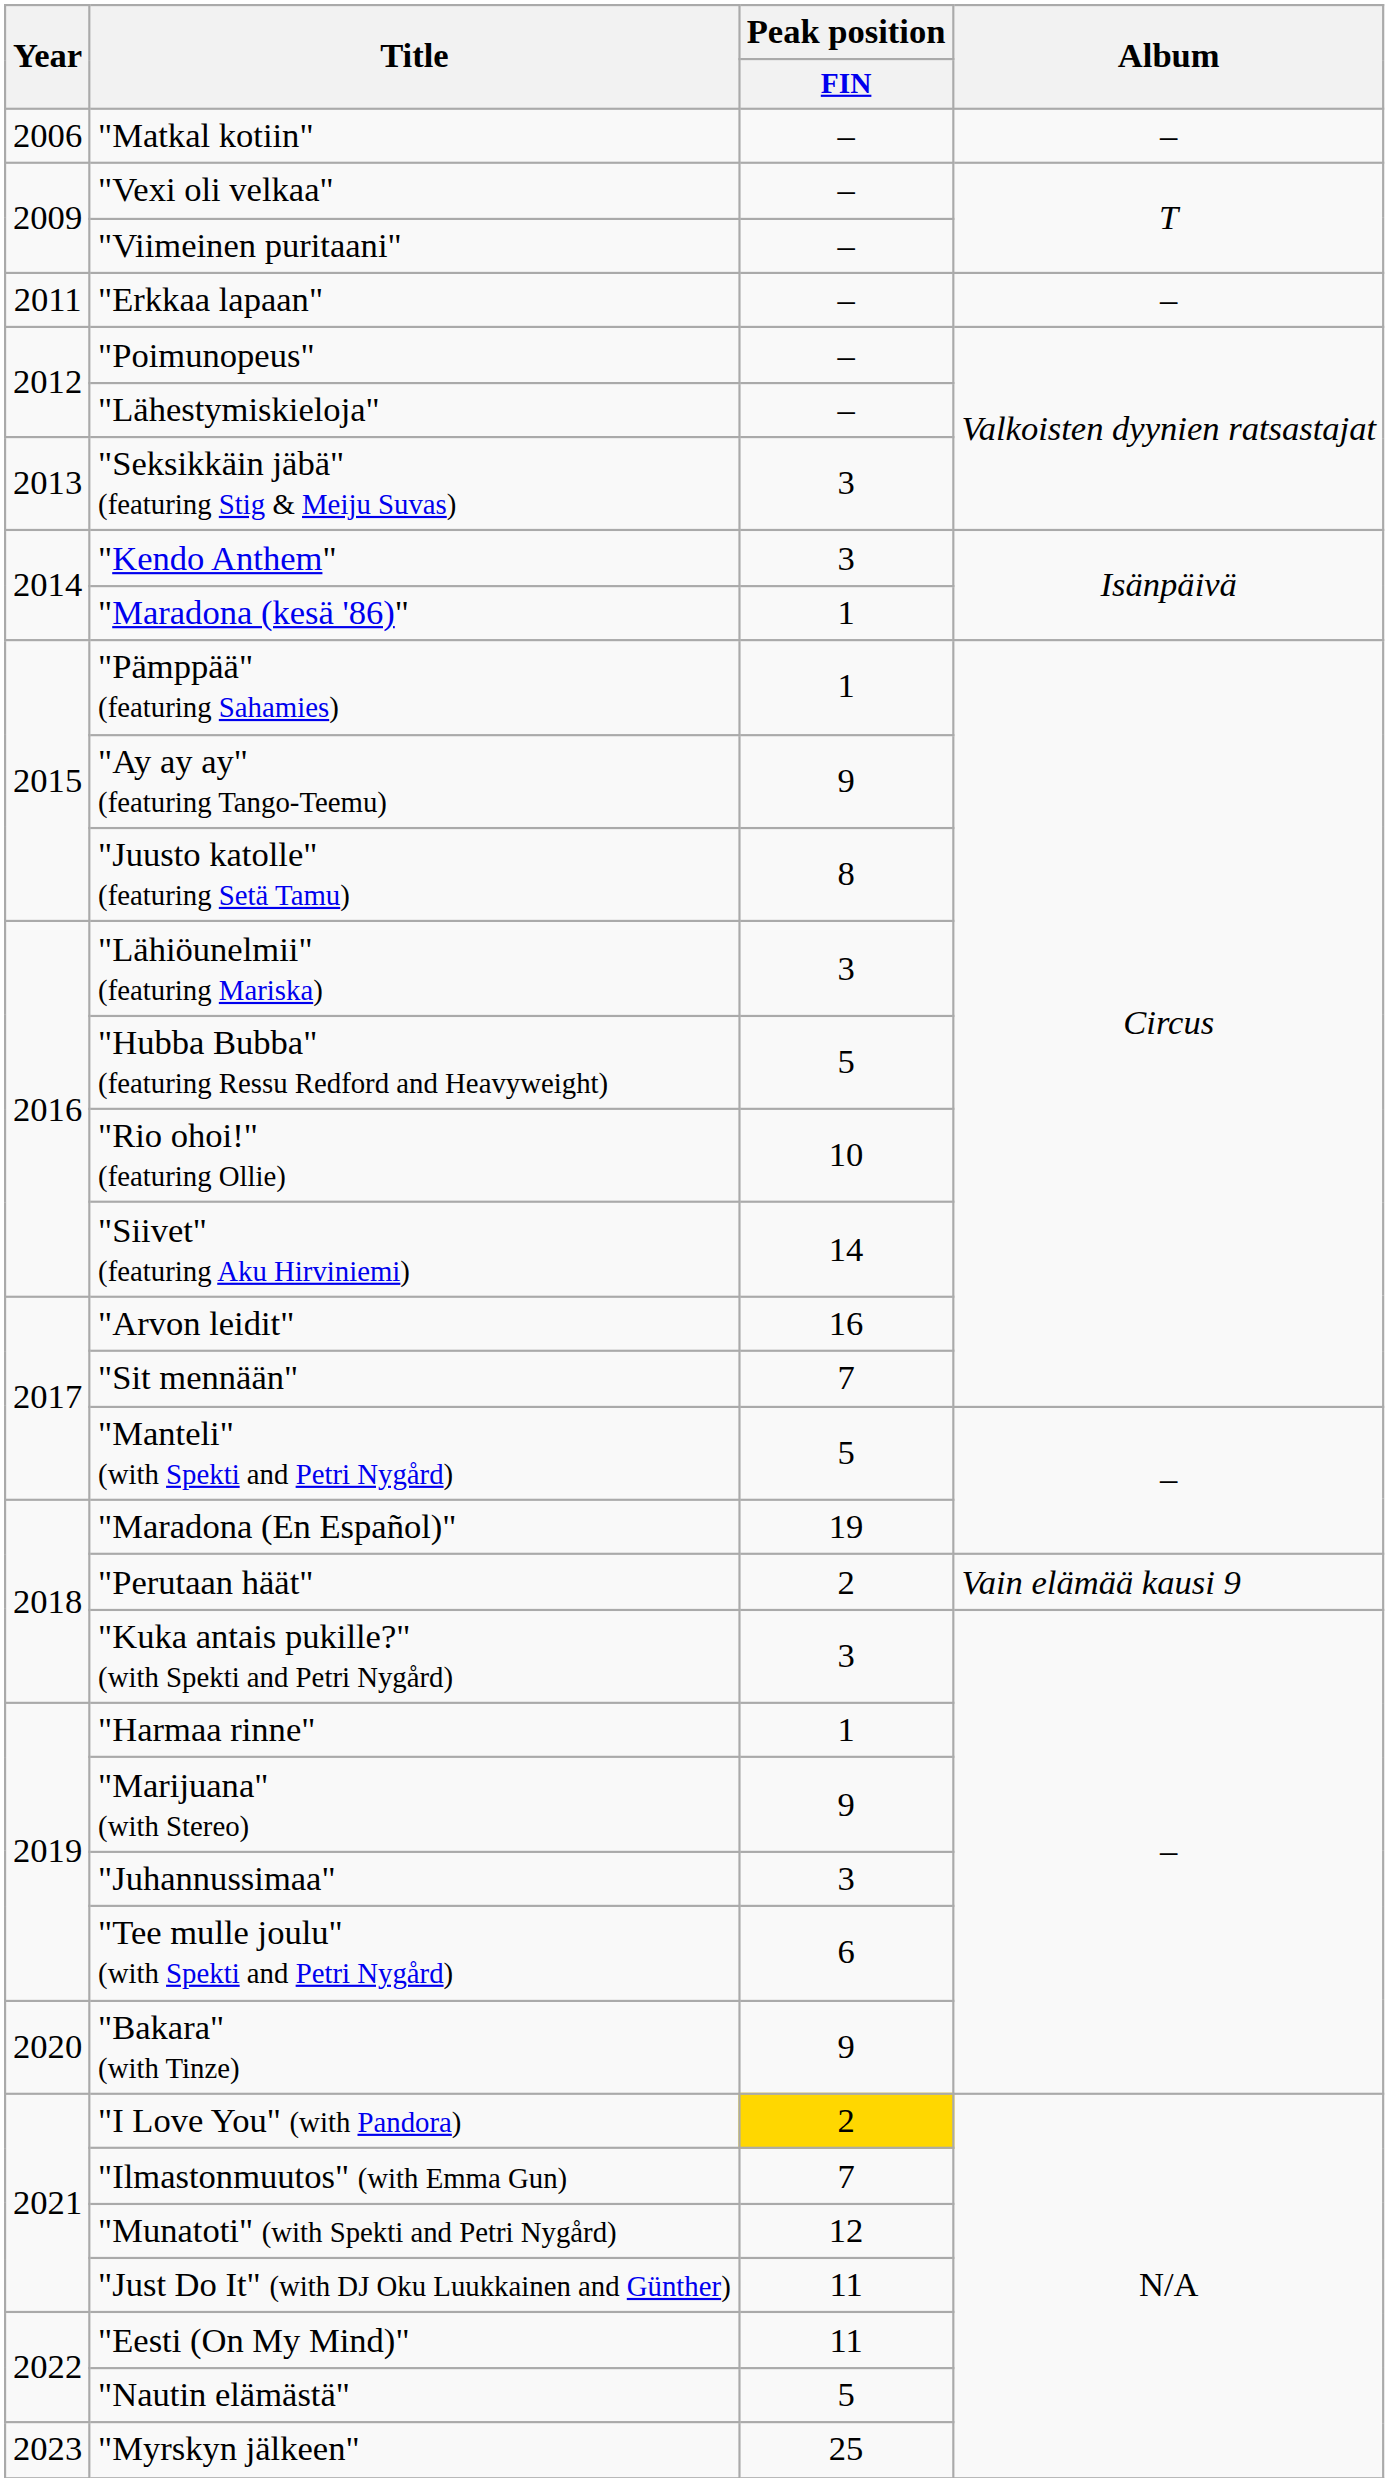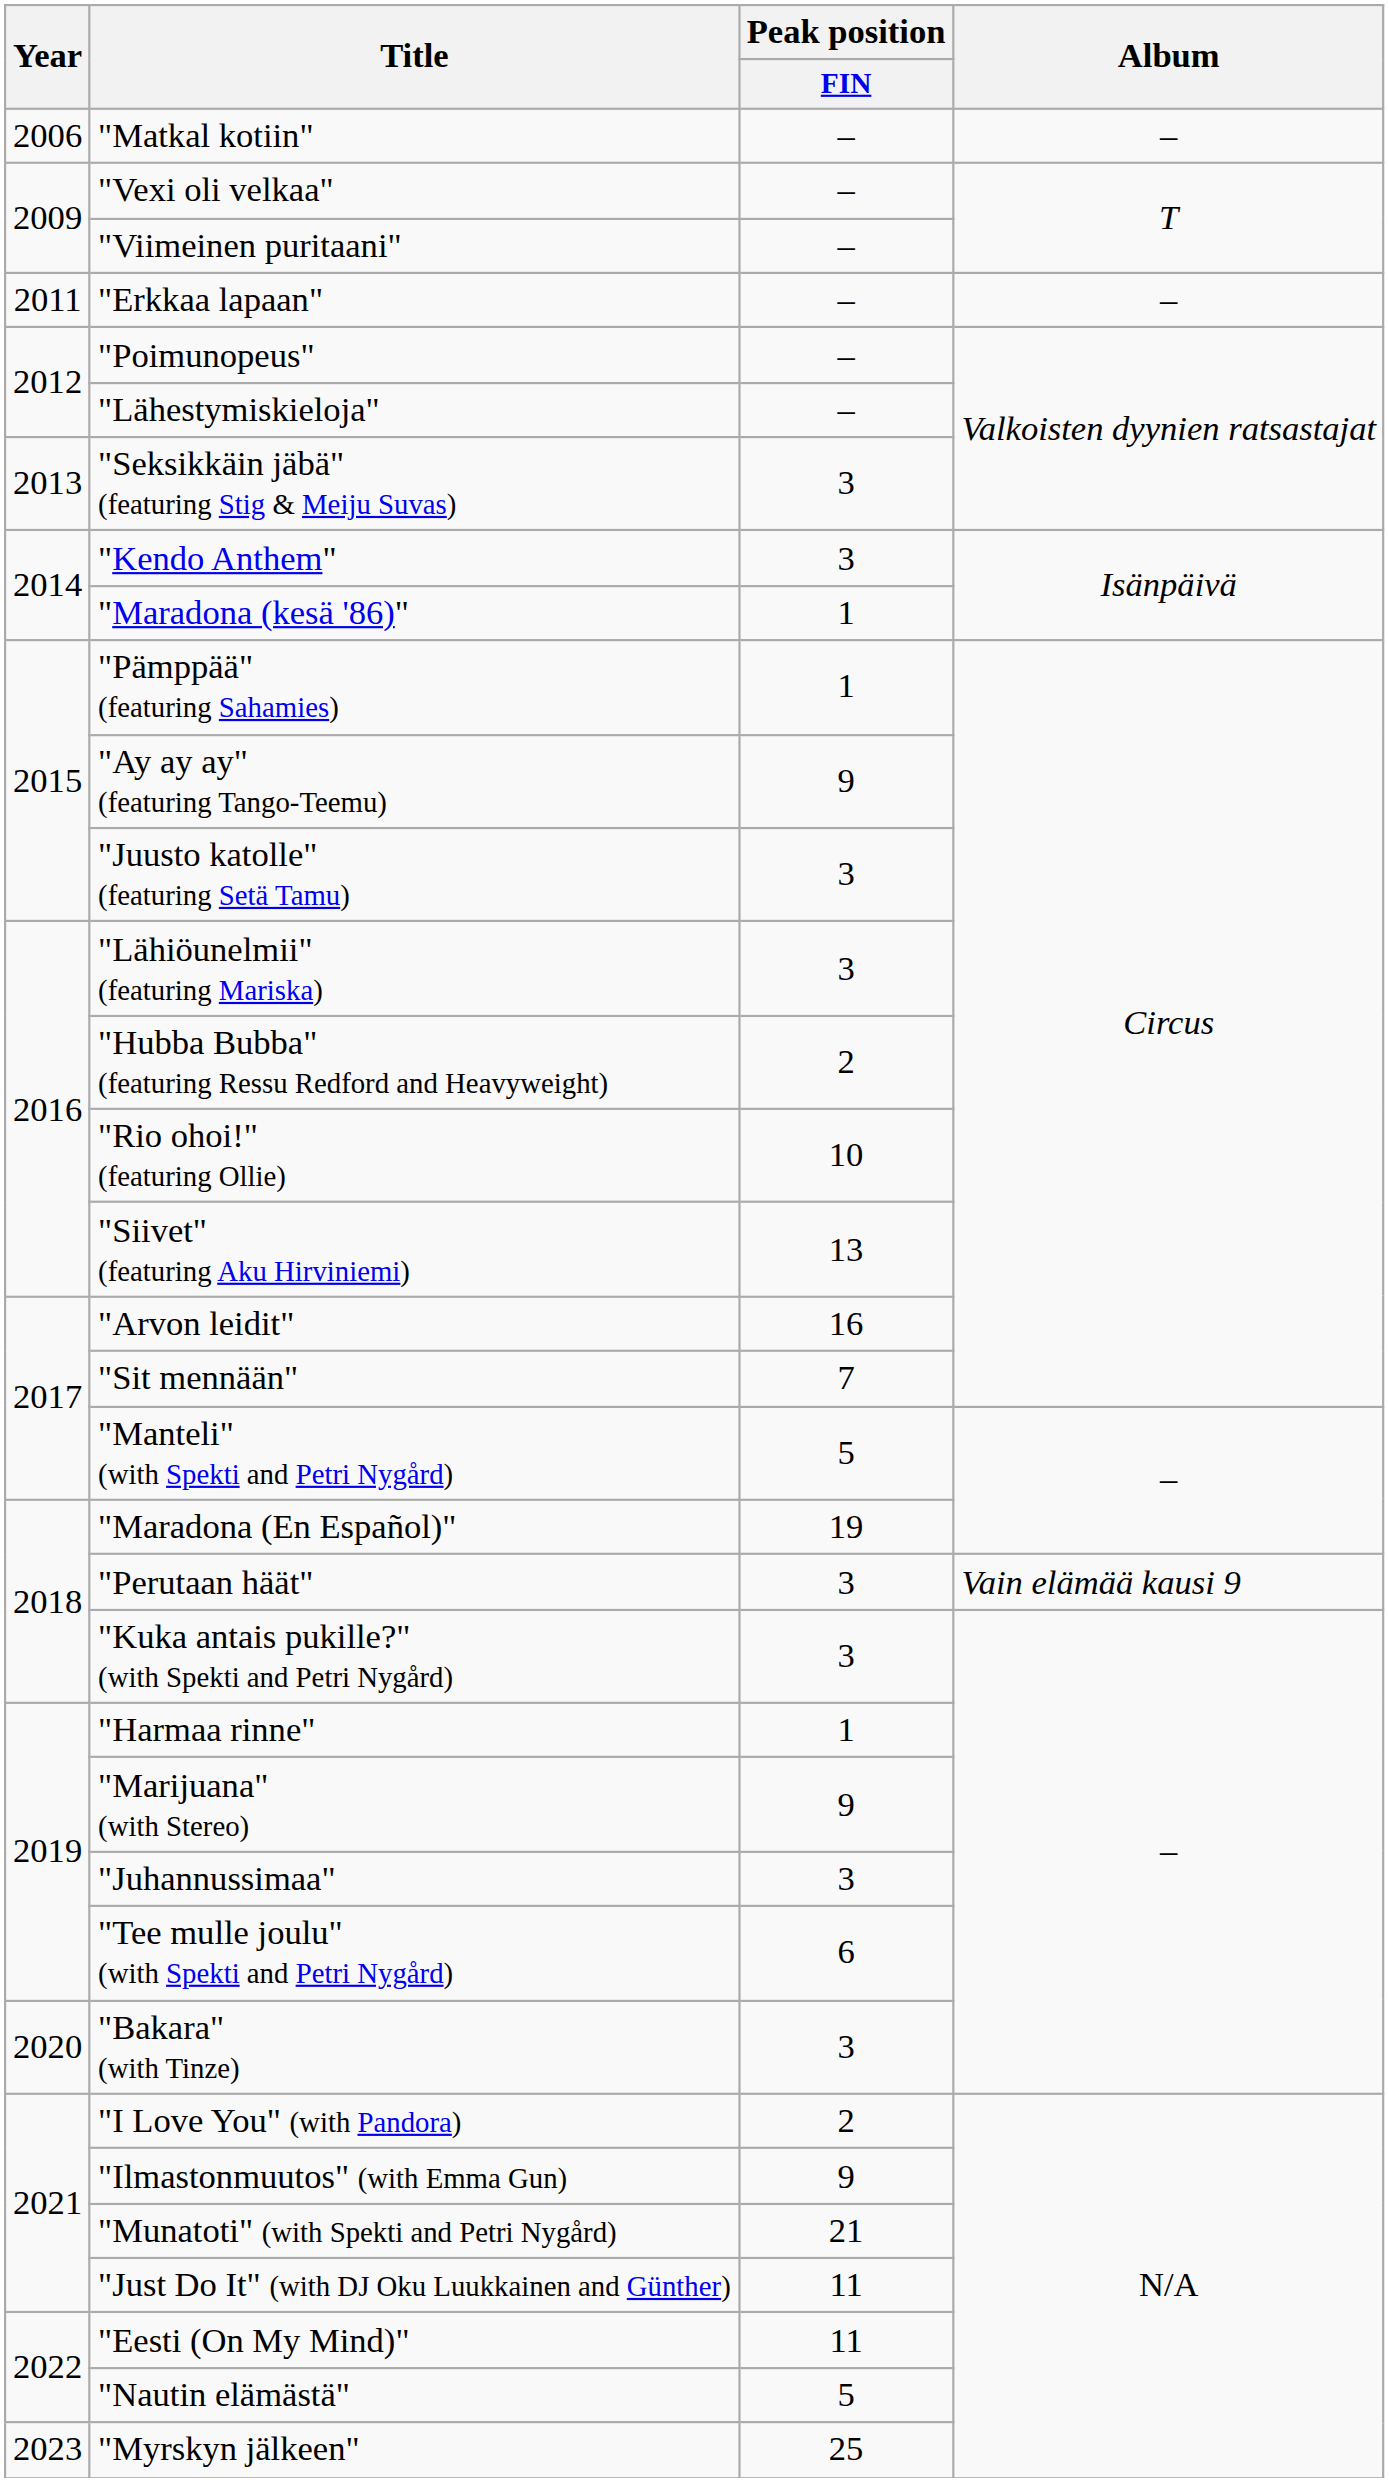(846, 874) 8 -> (846, 874) 3
(846, 1061) 5 -> (846, 1061) 2
(846, 1248) 14 -> (846, 1248) 13
(846, 1581) 2 -> (846, 1581) 3
(846, 2046) 9 -> (846, 2046) 3
(846, 2120) gold background -> (846, 2120) no background
(846, 2175) 7 -> (846, 2175) 9
(846, 2230) 12 -> (846, 2230) 21
